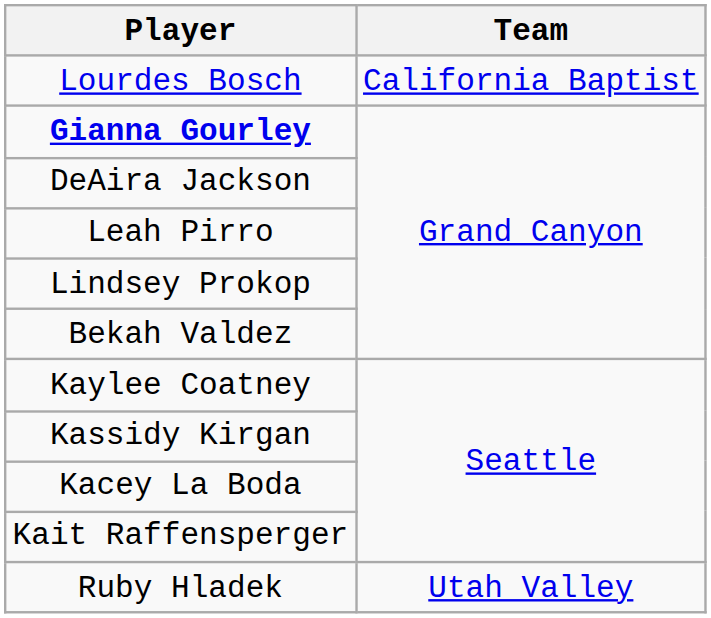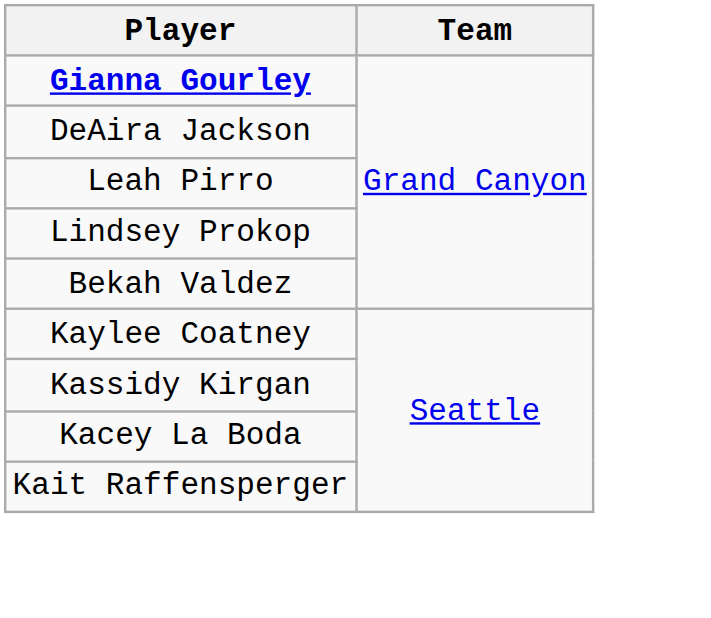- row: (180, 81)
- row: (180, 588)
